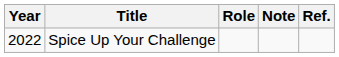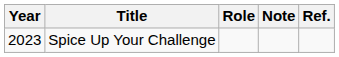(25, 40) 2022 -> (25, 40) 2023
